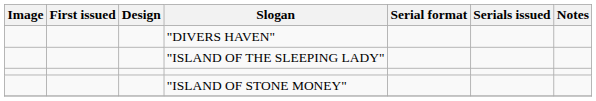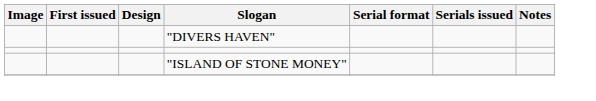- row: (25, 58)
